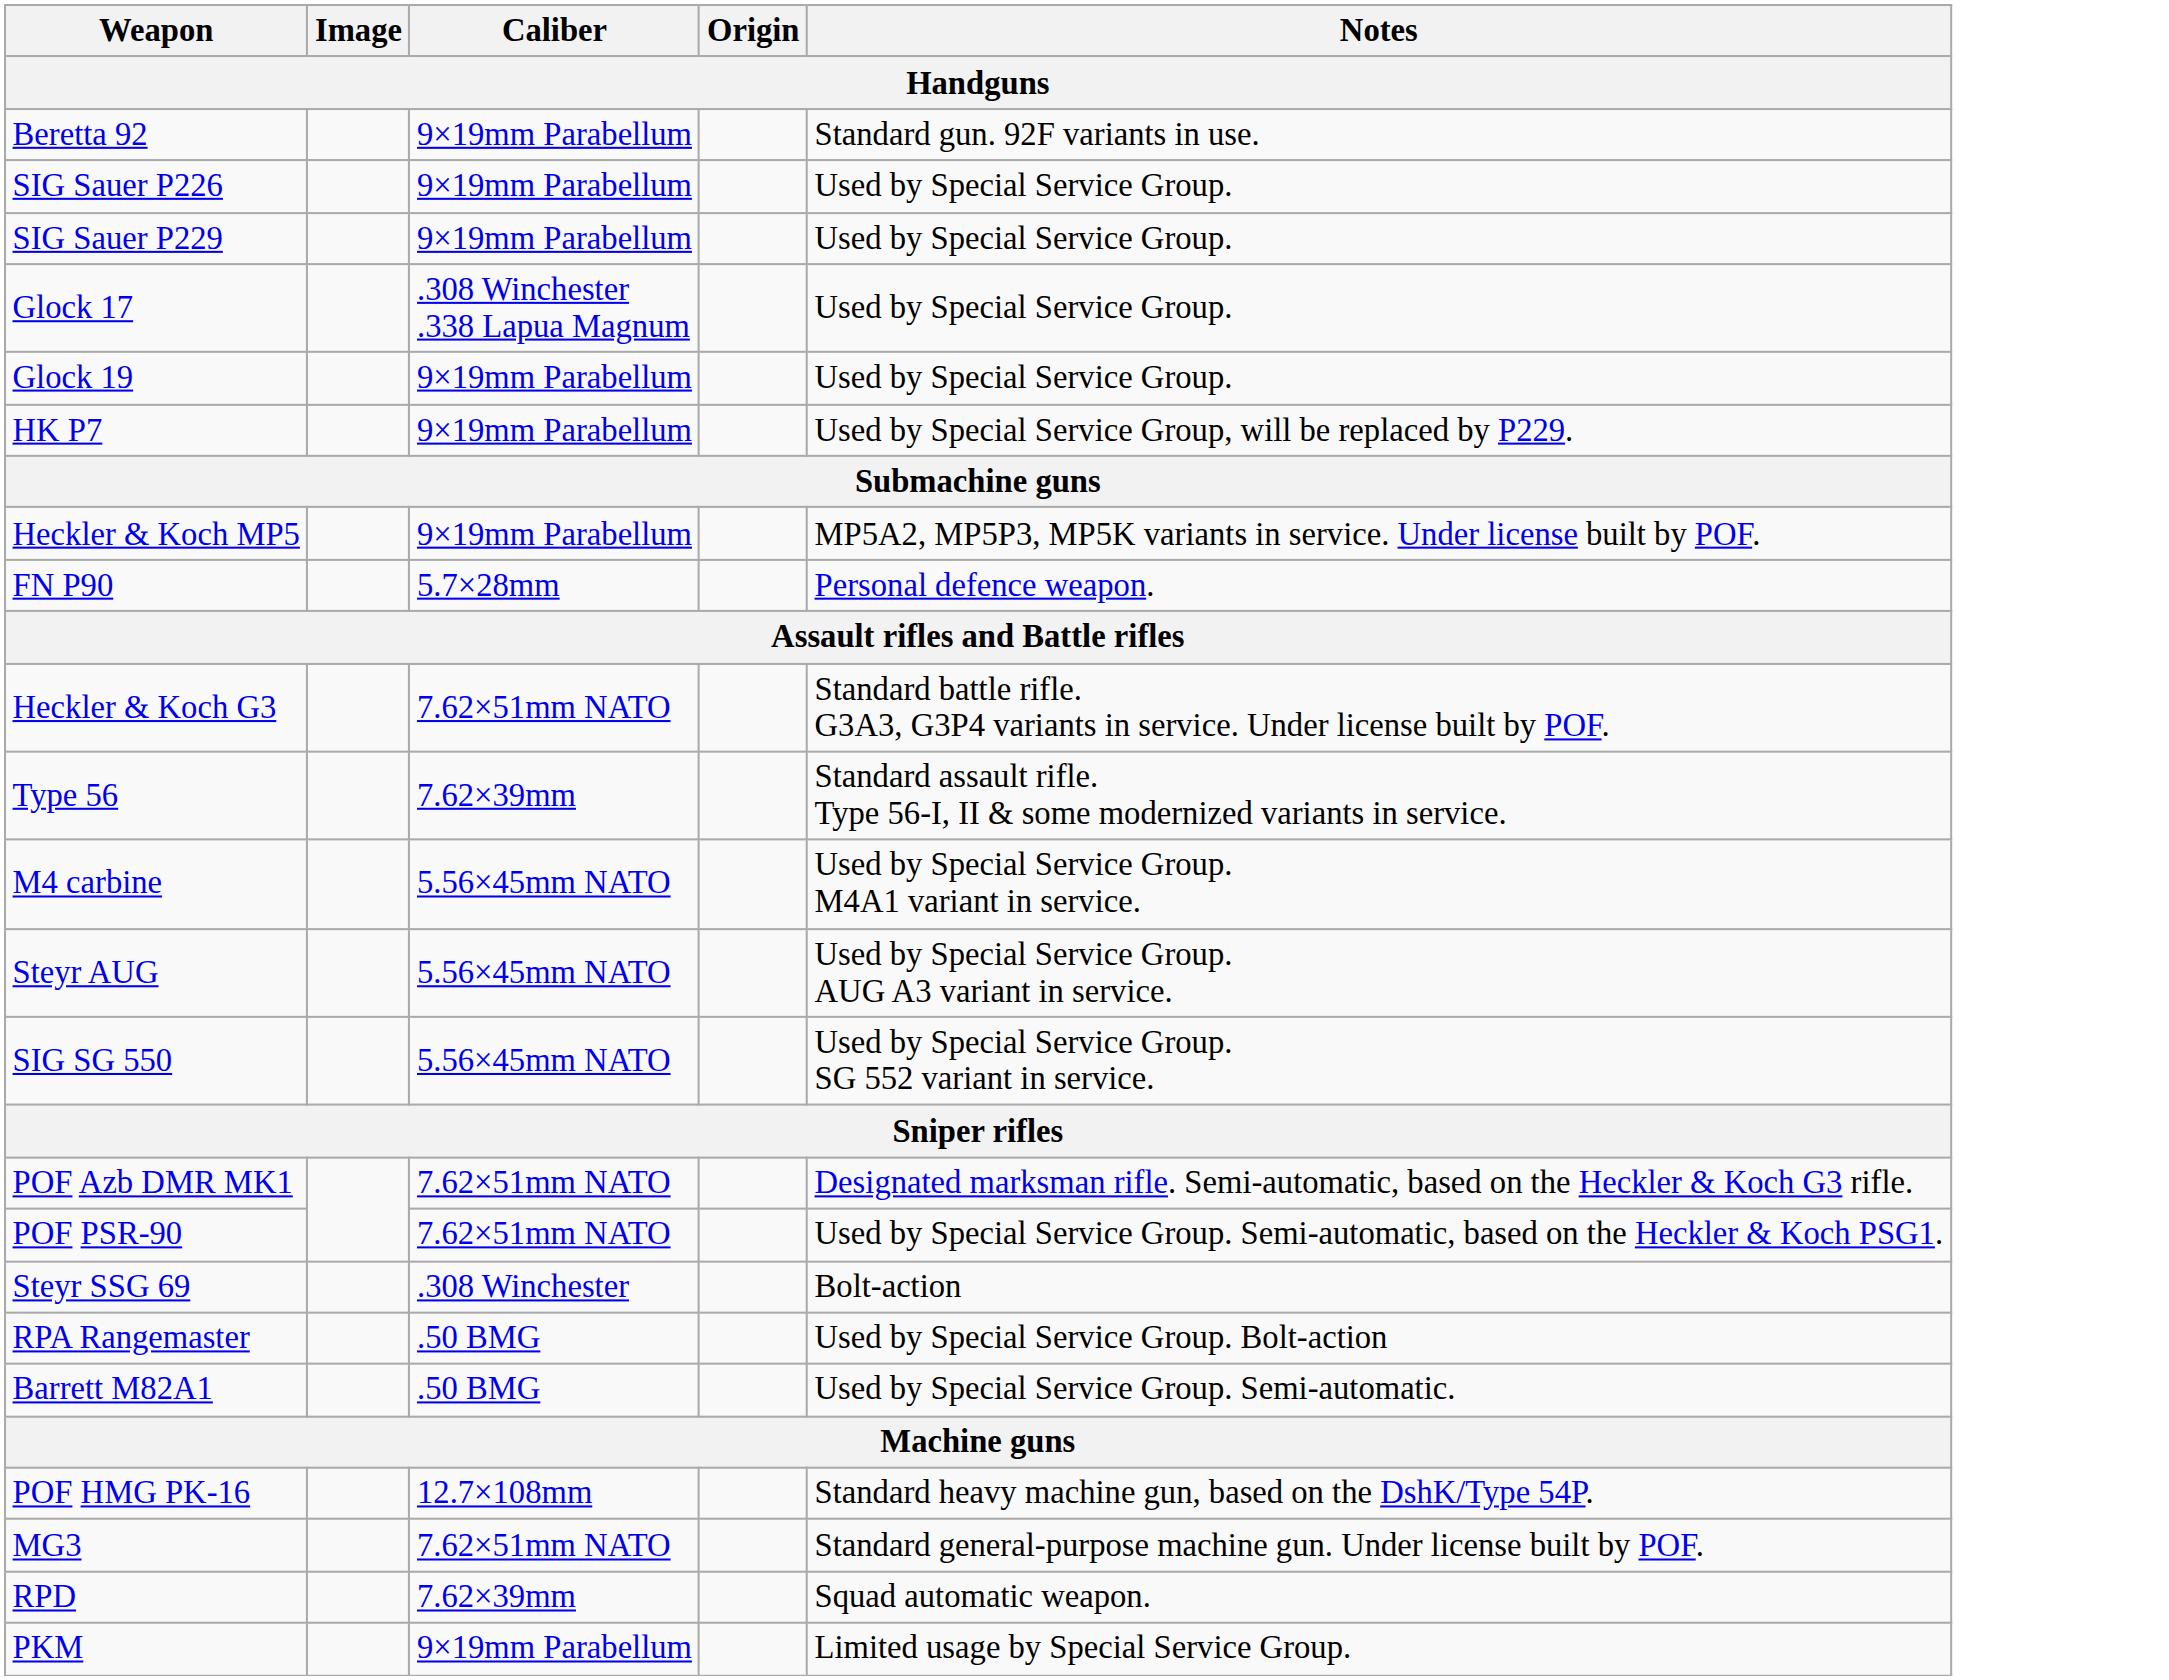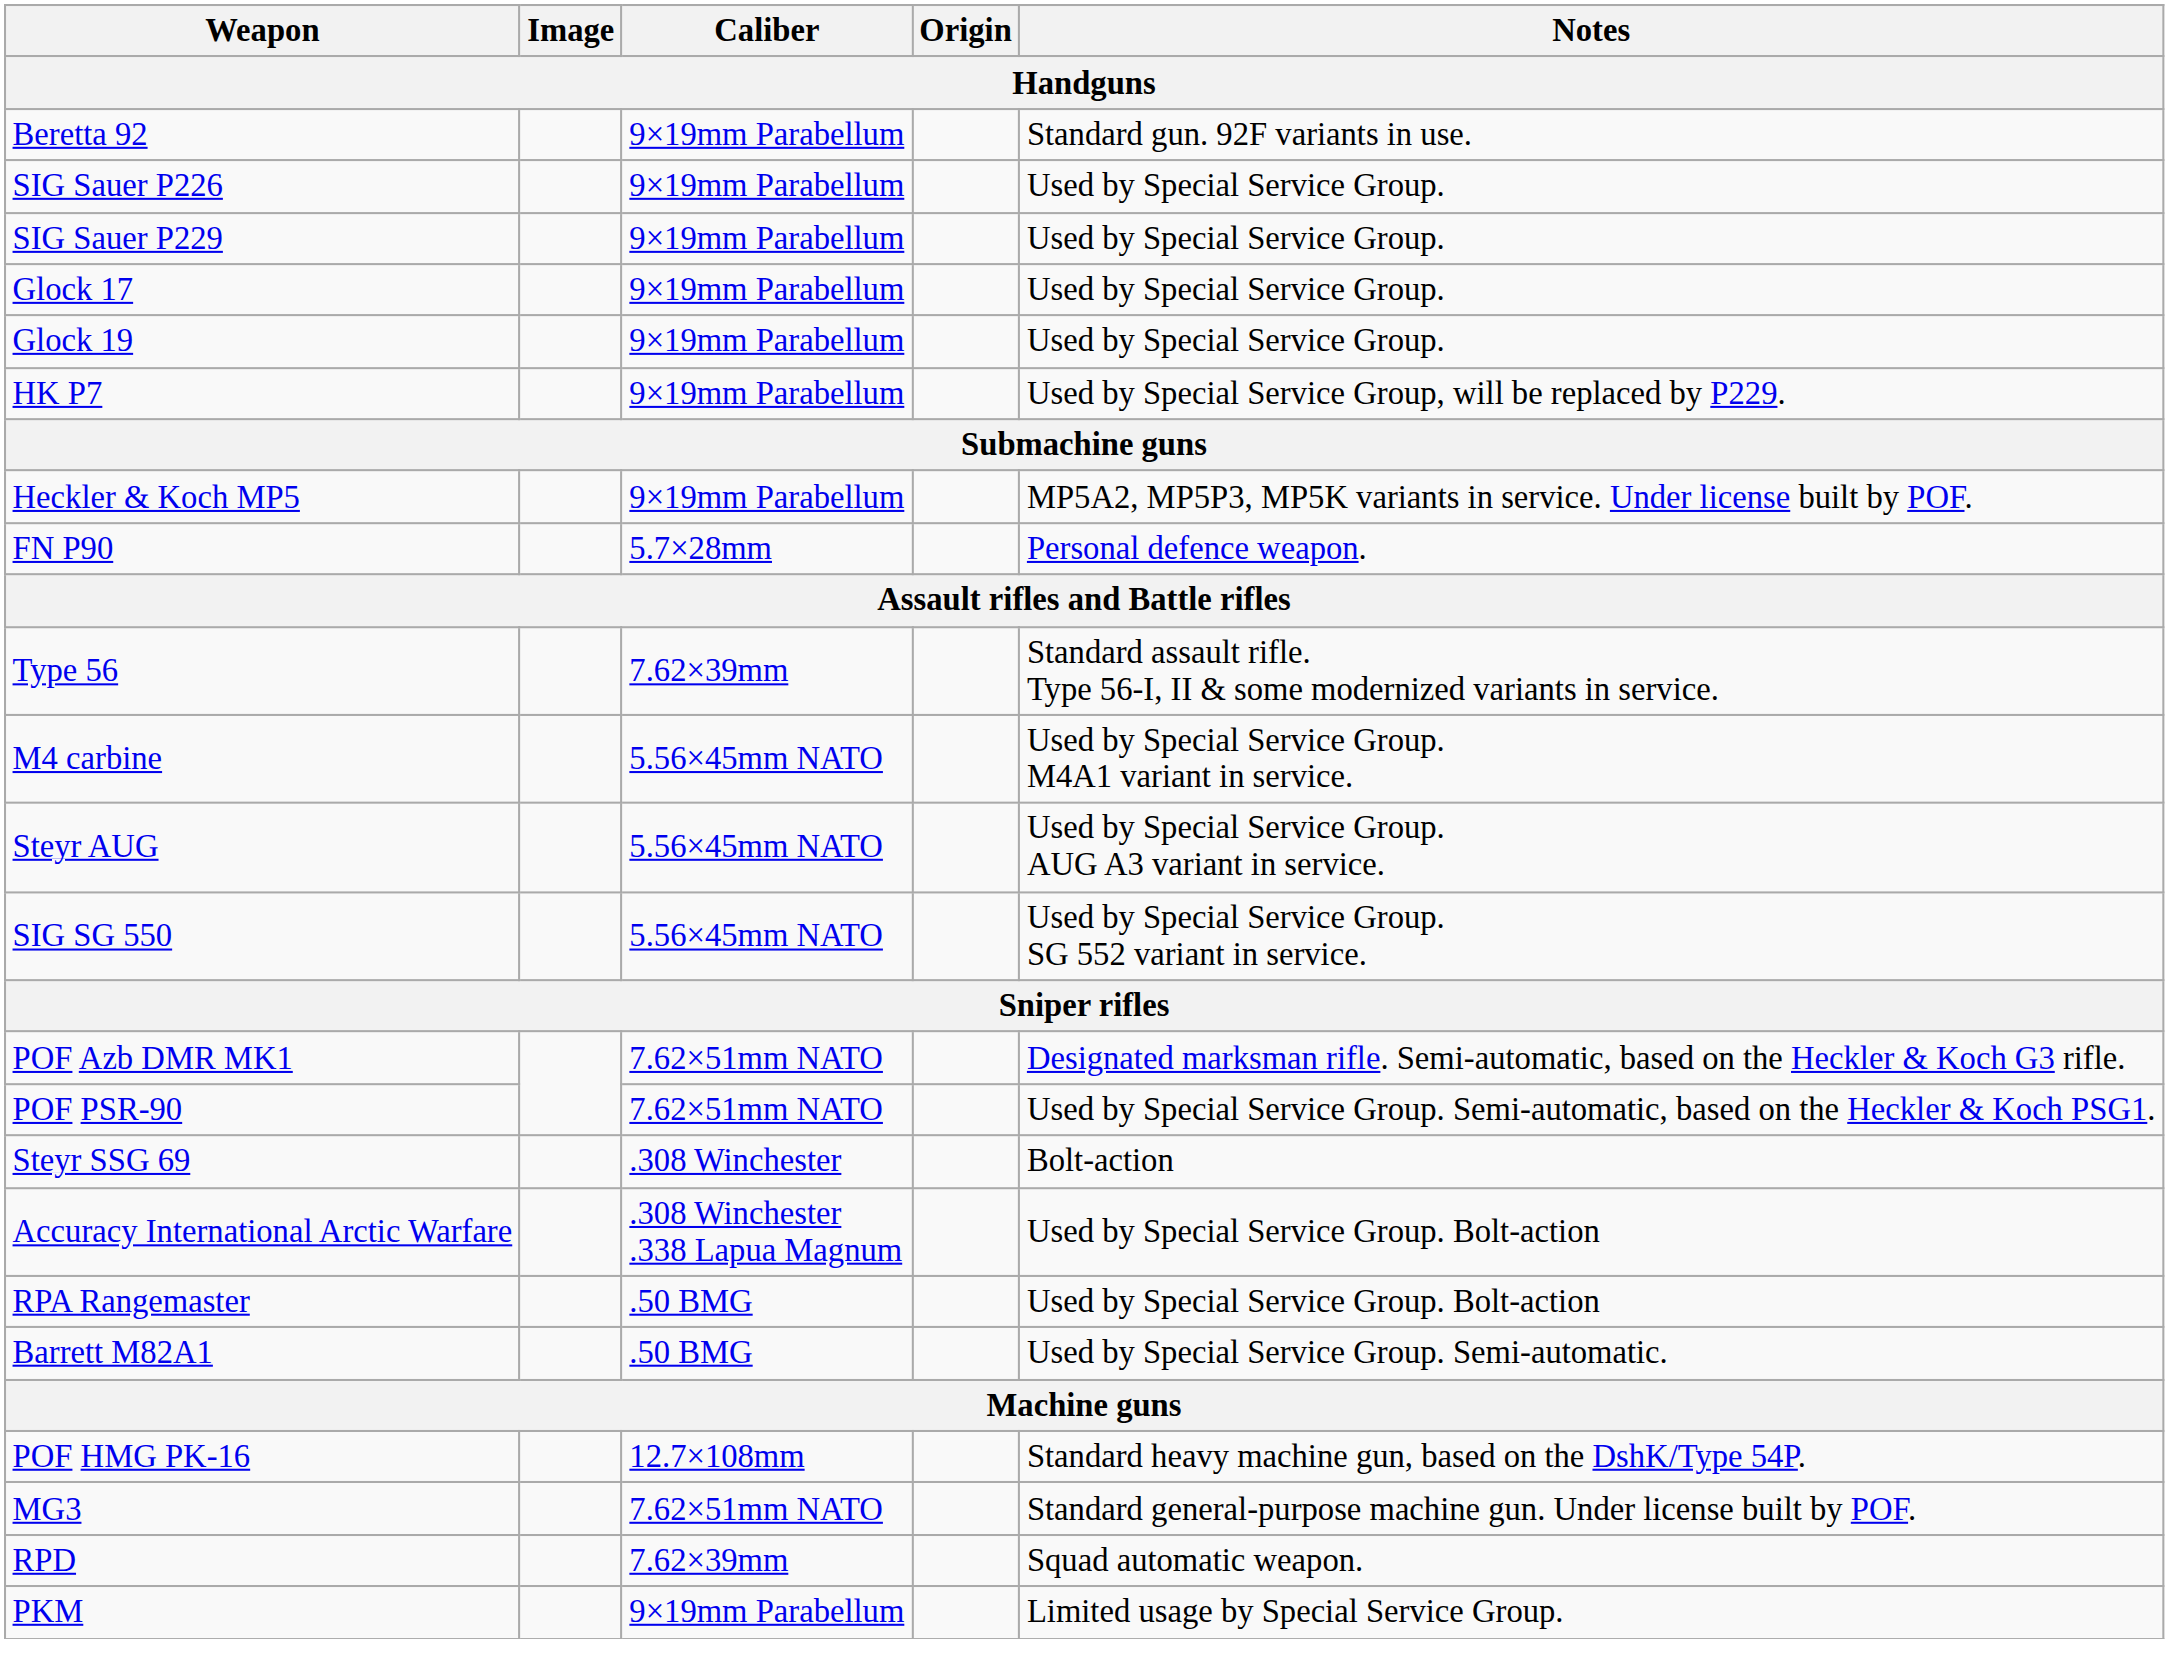(553, 307) .308 Winchester .338 Lapua Magnum -> (767, 289) 9×19mm Parabellum
- row: (144, 706)
+ row: (262, 1230)
